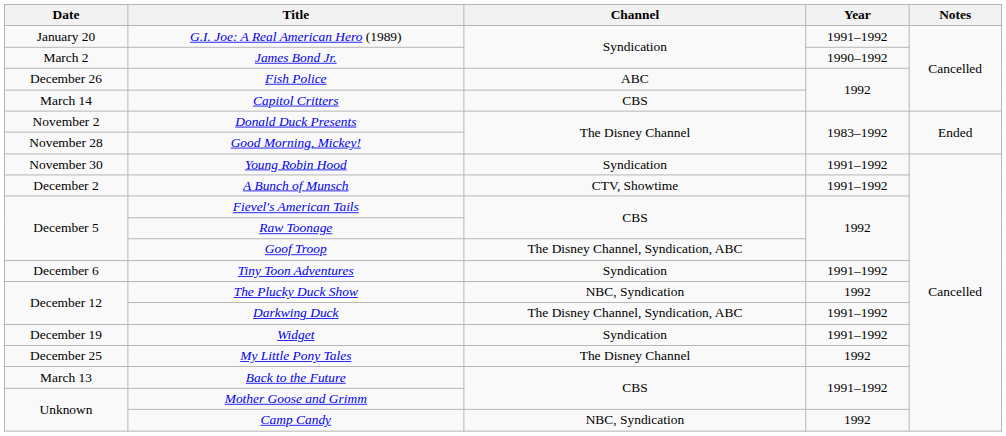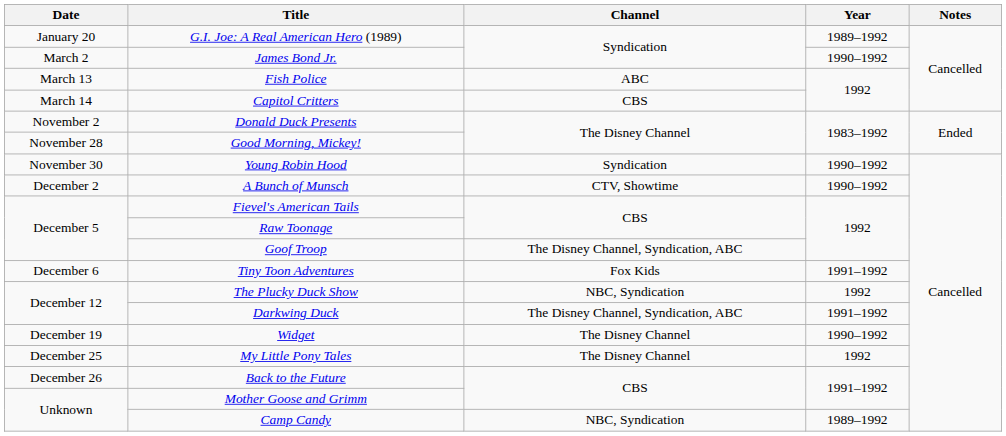(857, 36) 1991–1992 -> (857, 36) 1989–1992
(66, 79) December 26 -> (66, 79) March 13
(857, 164) 1991–1992 -> (857, 164) 1990–1992
(857, 185) 1991–1992 -> (857, 185) 1990–1992
(635, 270) Syndication -> (635, 270) Fox Kids
(635, 334) Syndication -> (635, 334) The Disney Channel
(857, 334) 1991–1992 -> (857, 334) 1990–1992
(66, 377) March 13 -> (66, 377) December 26
(857, 420) 1992 -> (857, 420) 1989–1992
